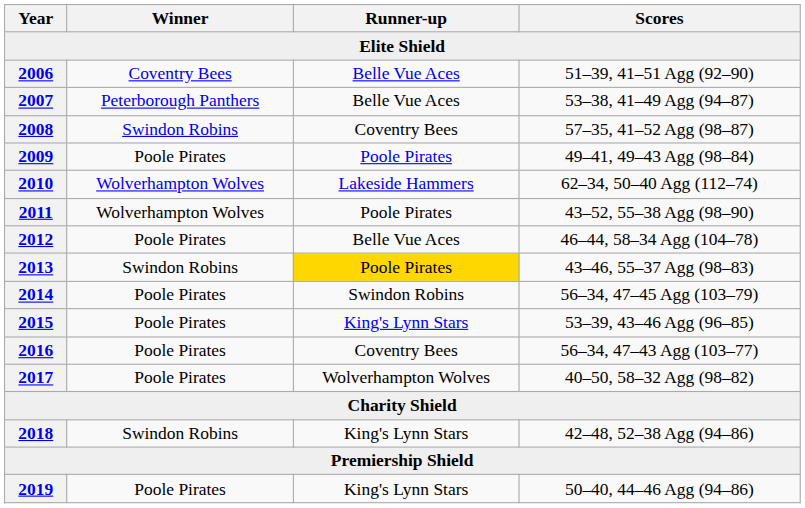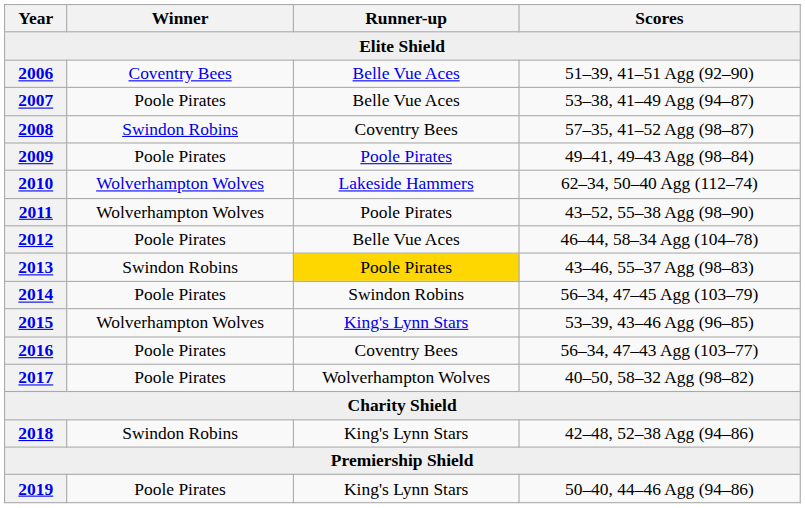(180, 101) Peterborough Panthers -> (180, 101) Poole Pirates
(180, 322) Poole Pirates -> (180, 322) Wolverhampton Wolves
